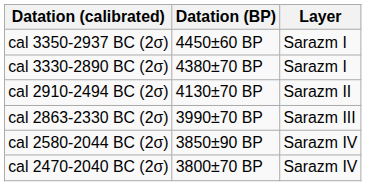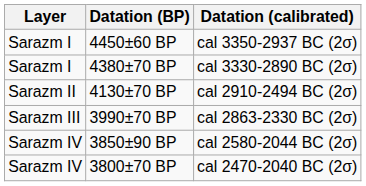columns swapped: (320, 17) <-> (88, 17)
